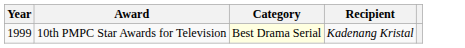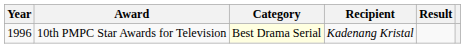+ column: (436, 14)
(19, 33) 1999 -> (19, 33) 1996
